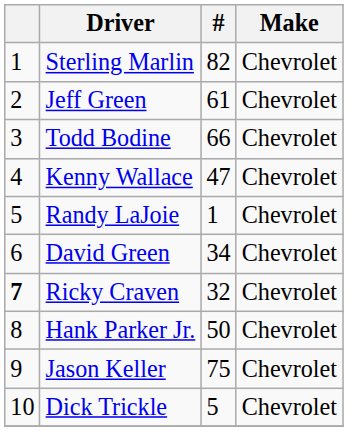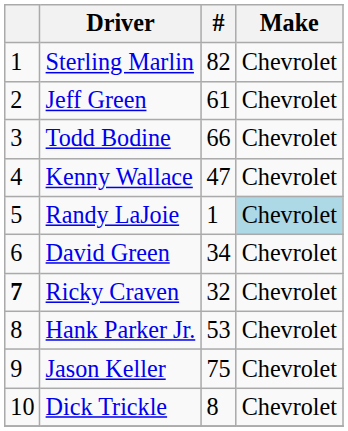(289, 215) no background -> (289, 215) lightblue background
(218, 330) 50 -> (218, 330) 53
(212, 406) 5 -> (212, 406) 8
